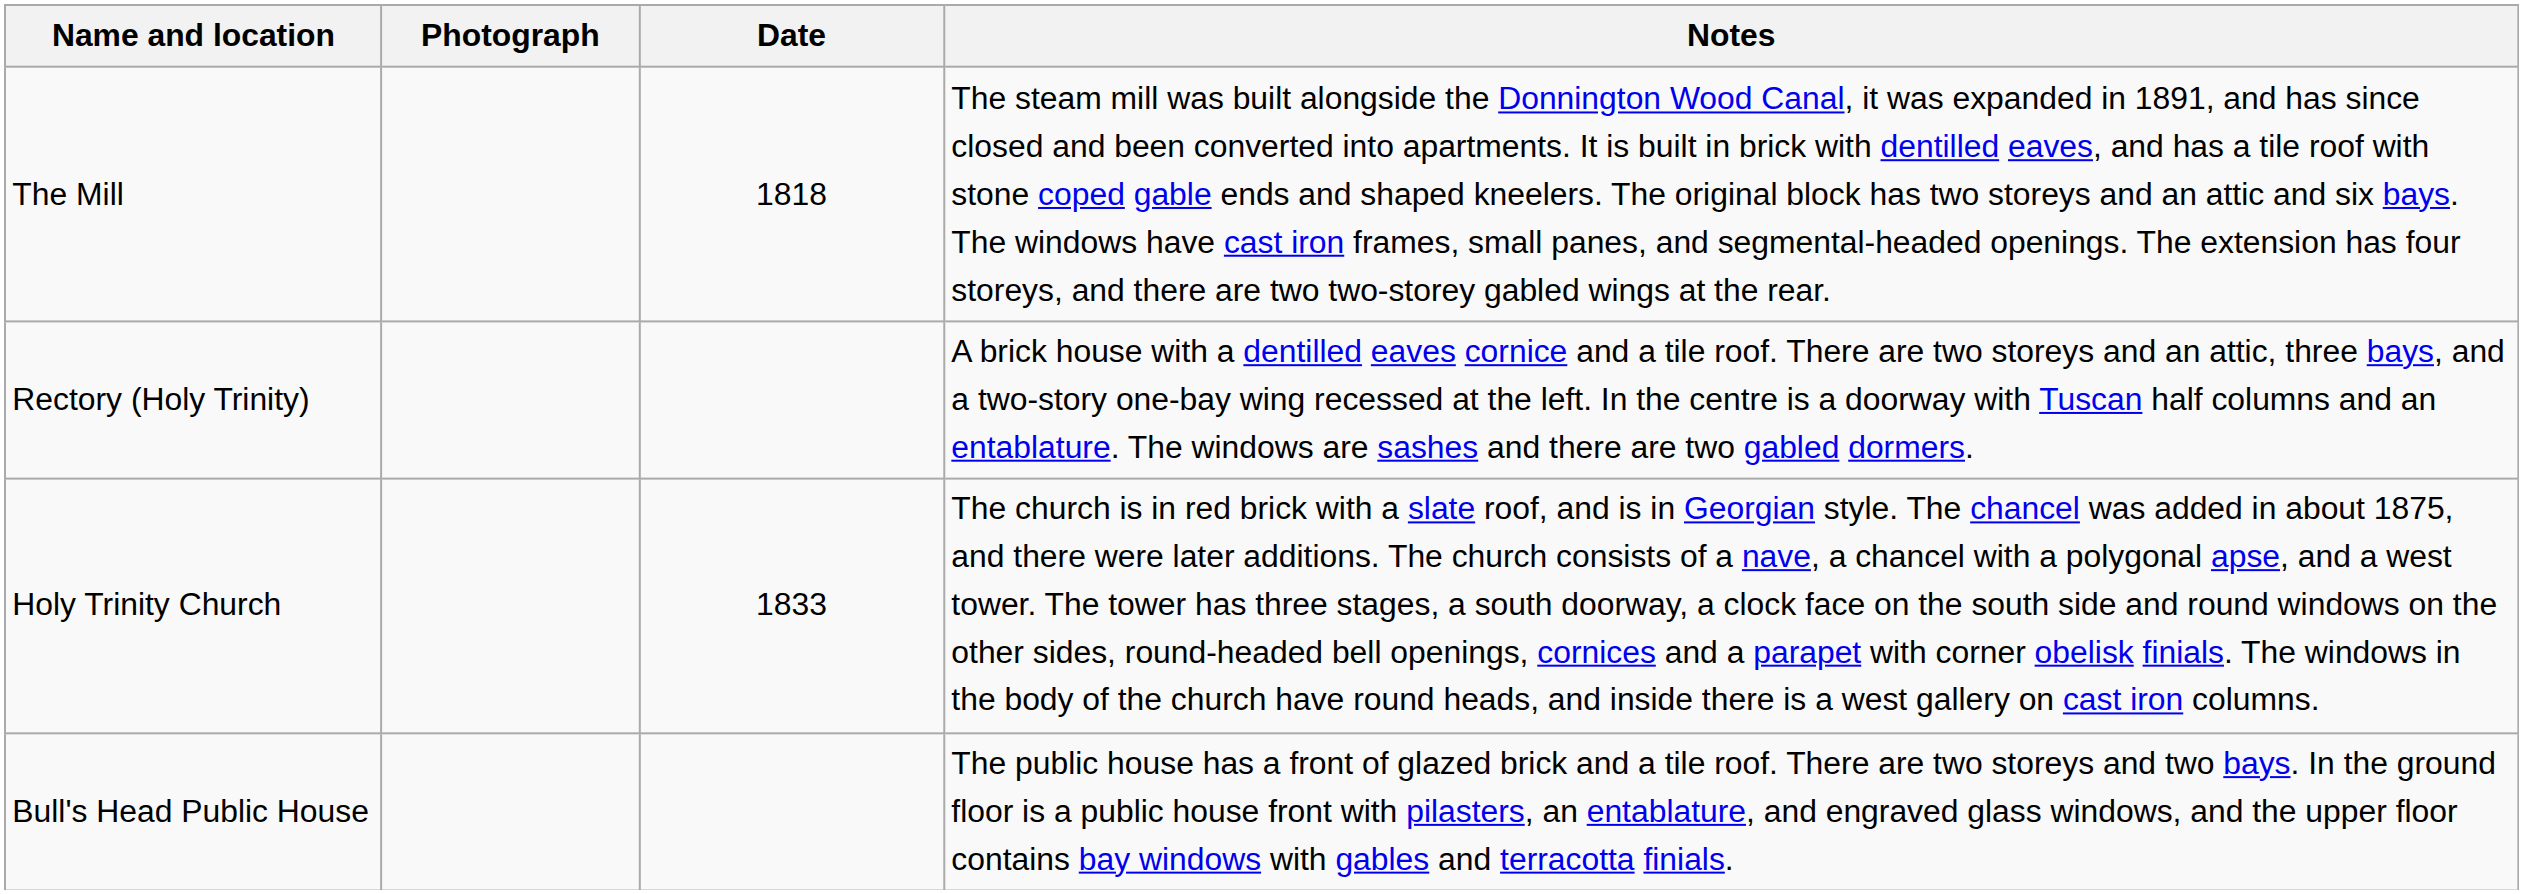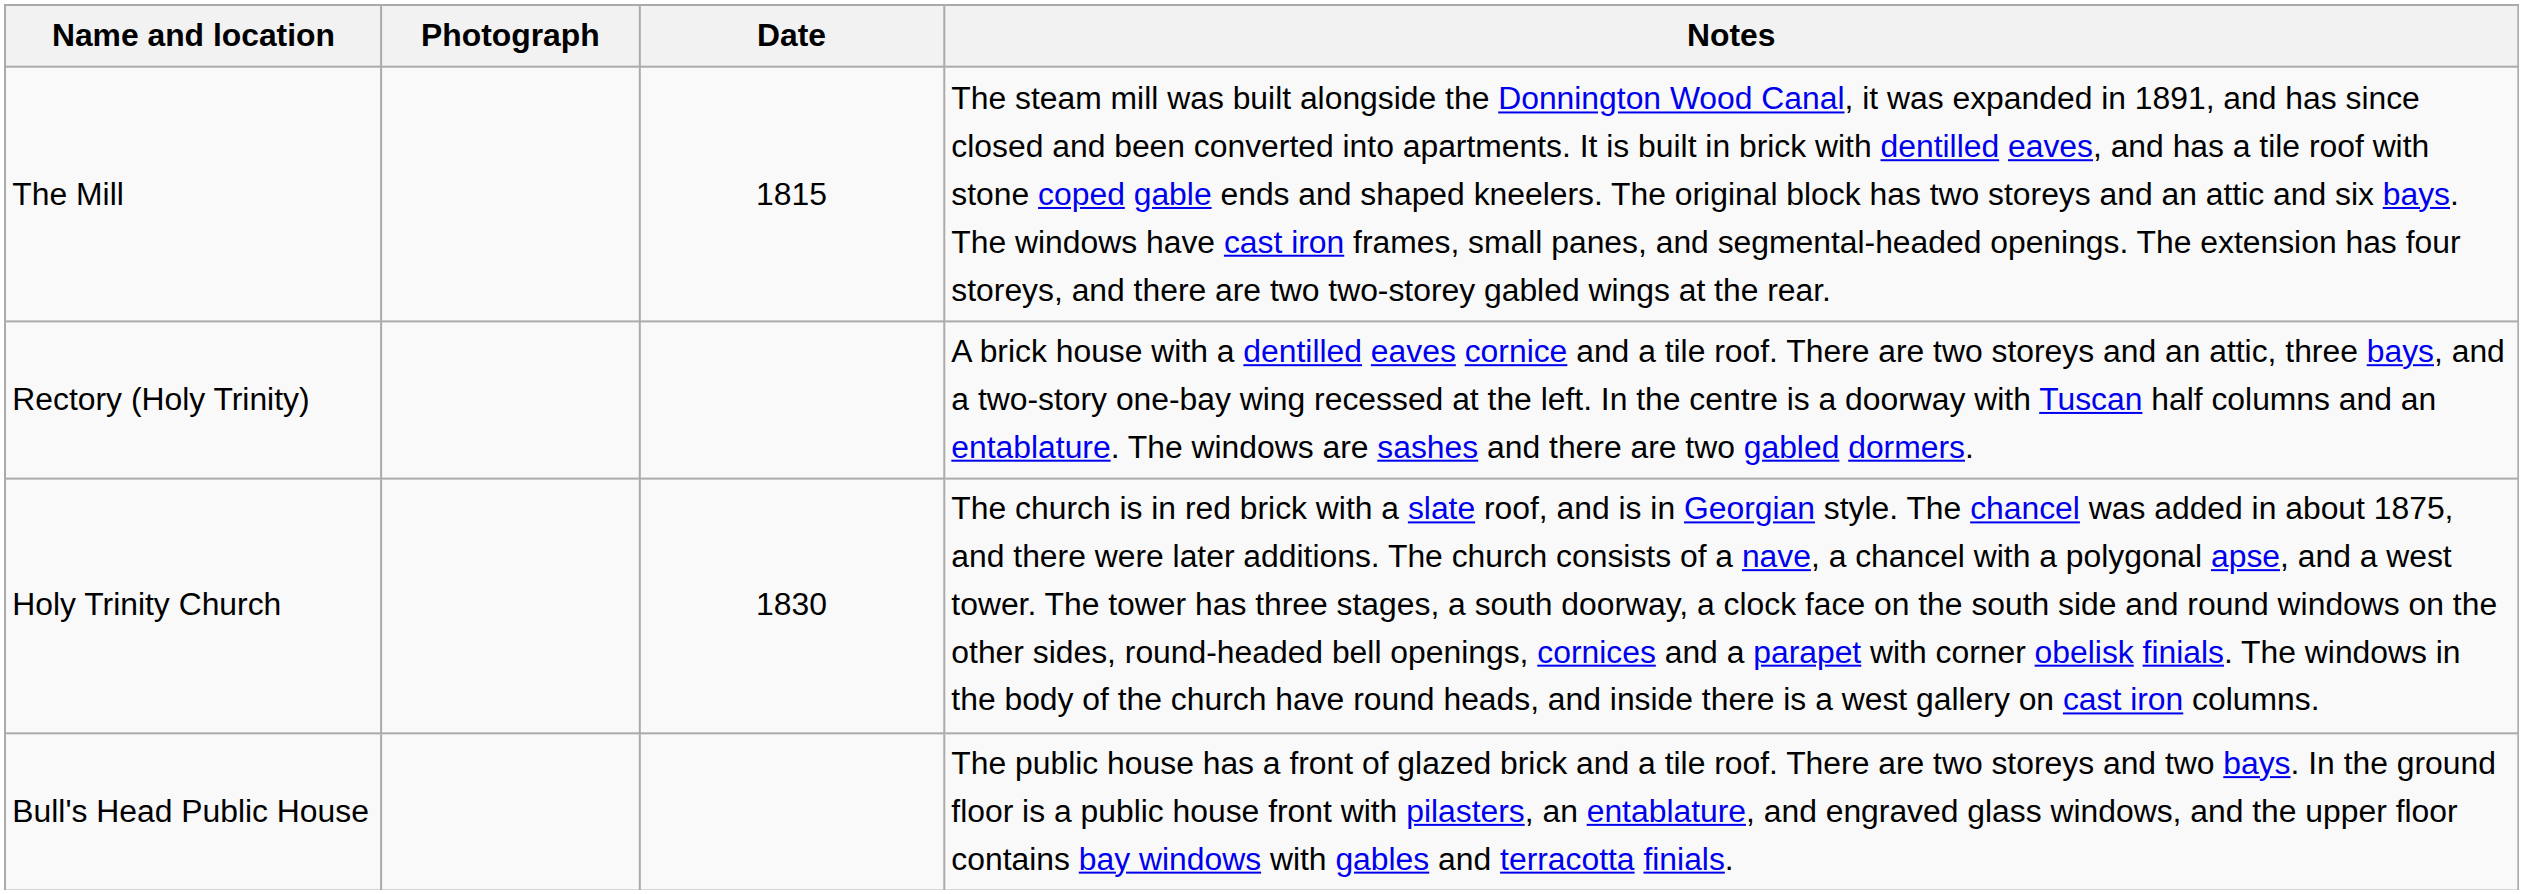(791, 193) 1818 -> (791, 193) 1815
(791, 605) 1833 -> (791, 605) 1830
